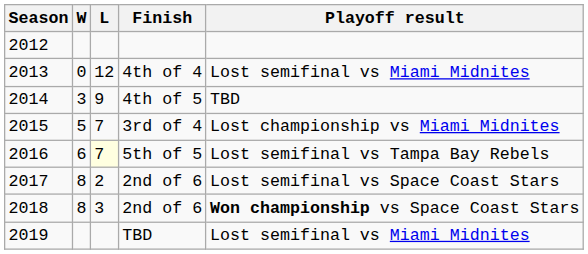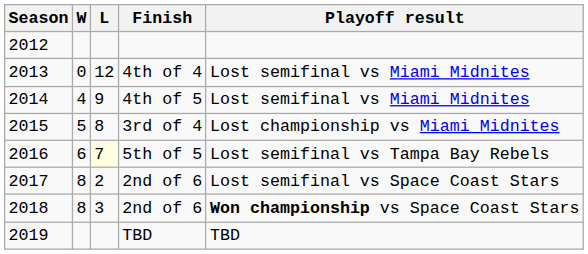(81, 100) 3 -> (81, 100) 4
(225, 100) TBD -> (370, 100) Lost semifinal vs Miami Midnites
(99, 127) 7 -> (99, 127) 8
(370, 235) Lost semifinal vs Miami Midnites -> (225, 235) TBD
